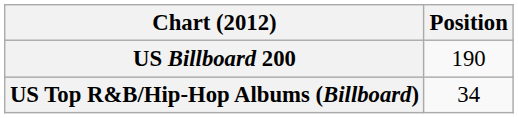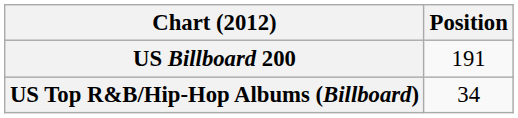(469, 58) 190 -> (469, 58) 191
